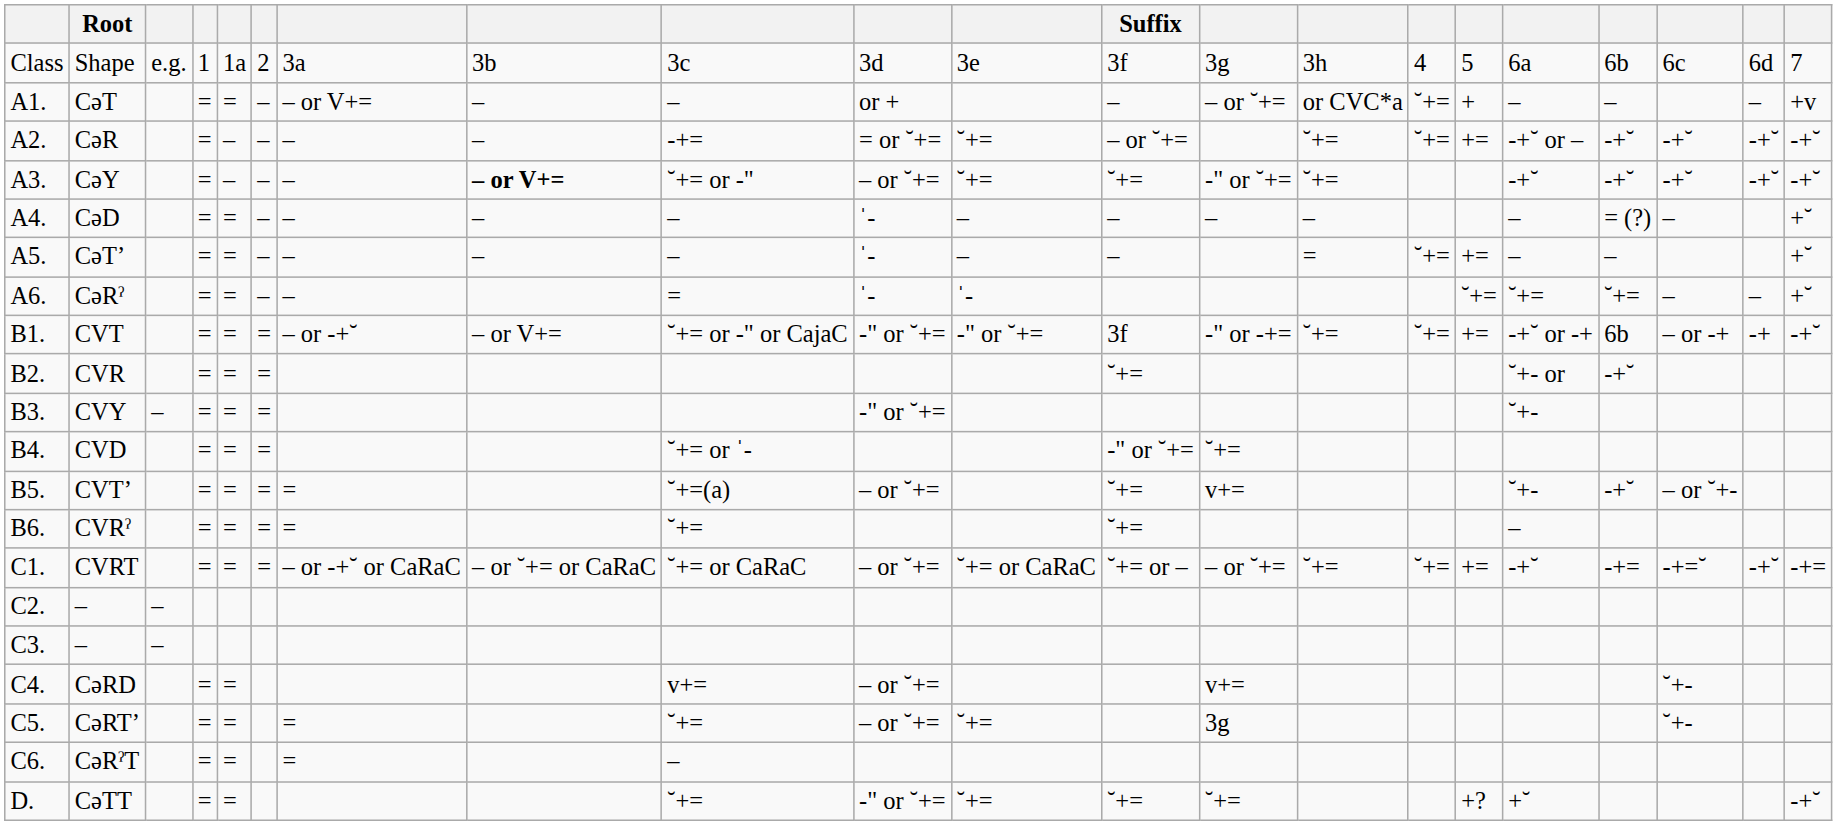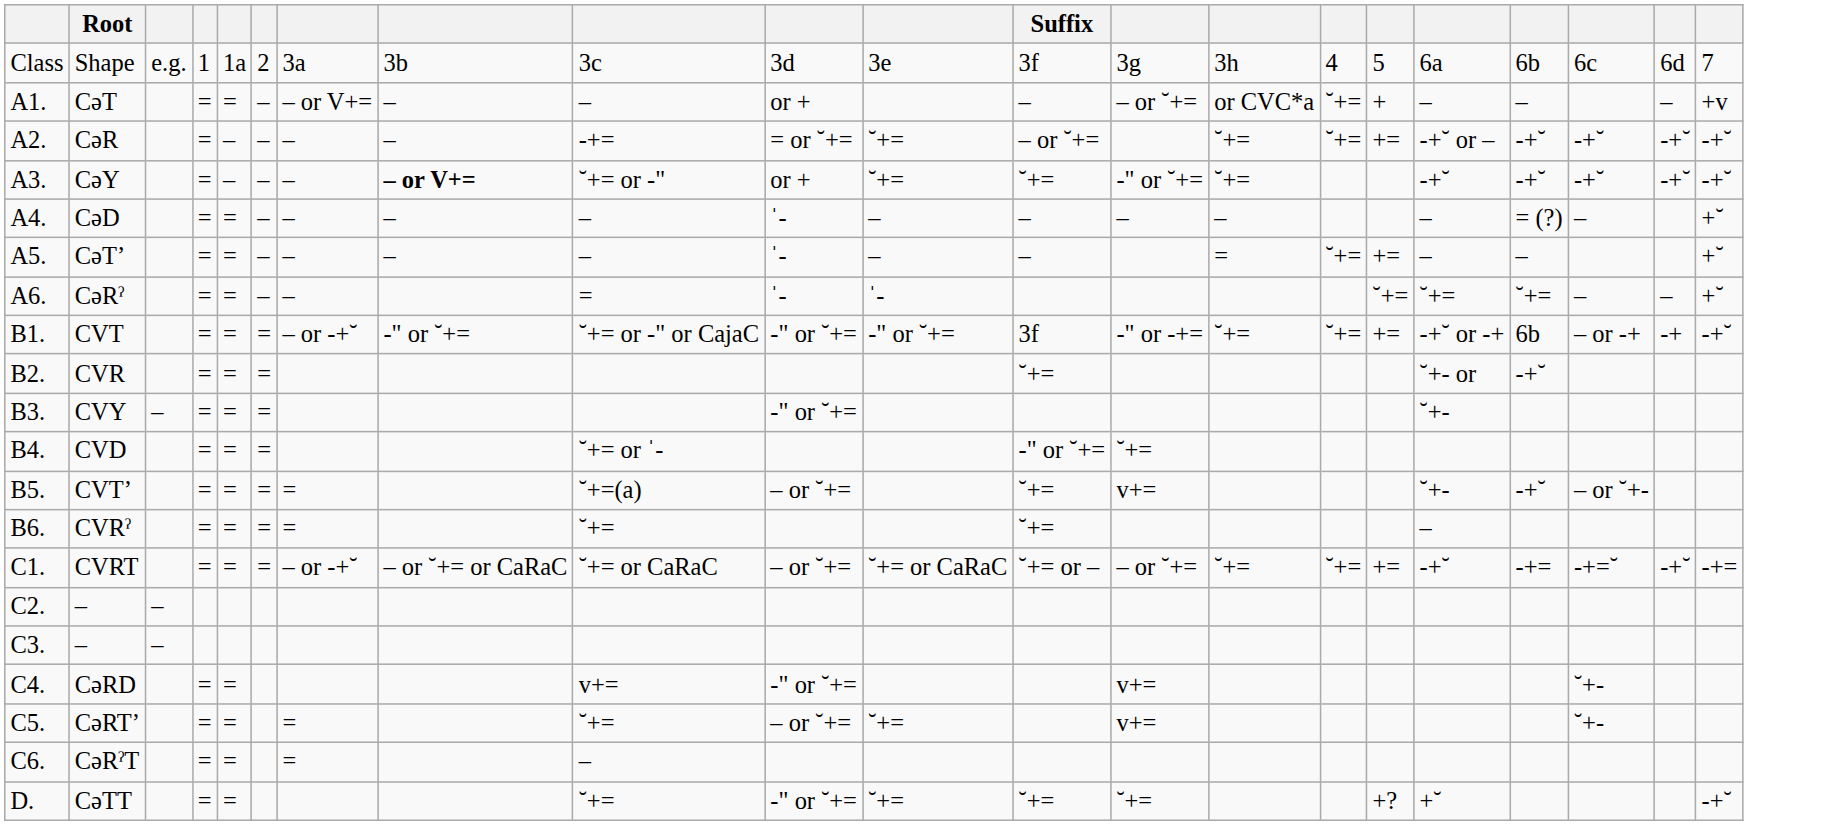(899, 179) – or ˘+= -> (791, 179) or +
(517, 334) – or V+= -> (427, 334) -" or ˘+=
(372, 567) – or -+˘ or CaRaC -> (320, 567) – or -+˘
(899, 683) – or ˘+= -> (814, 683) -" or ˘+=
(1217, 722) 3g -> (1136, 722) v+=
